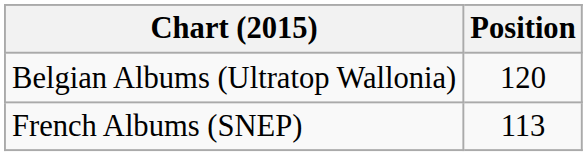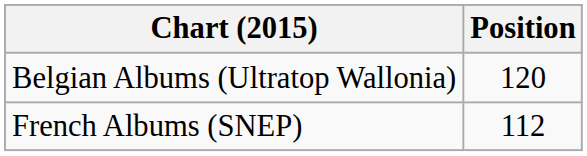(523, 125) 113 -> (523, 125) 112
